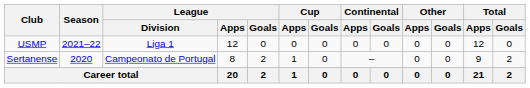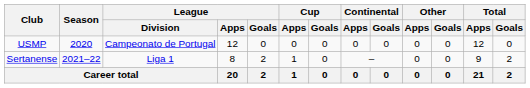(81, 43) 2021–22 -> (81, 43) 2020
(160, 43) Liga 1 -> (160, 43) Campeonato de Portugal
(81, 59) 2020 -> (81, 59) 2021–22
(160, 59) Campeonato de Portugal -> (160, 59) Liga 1
